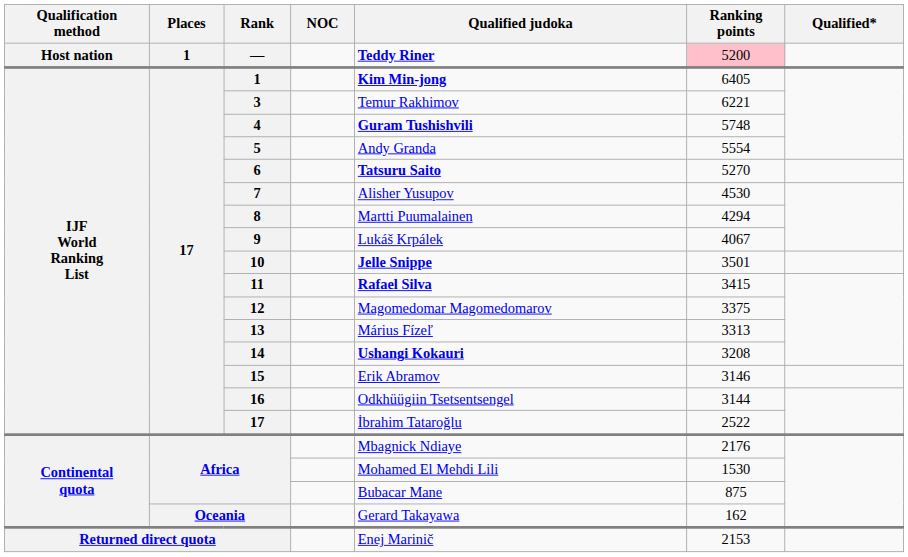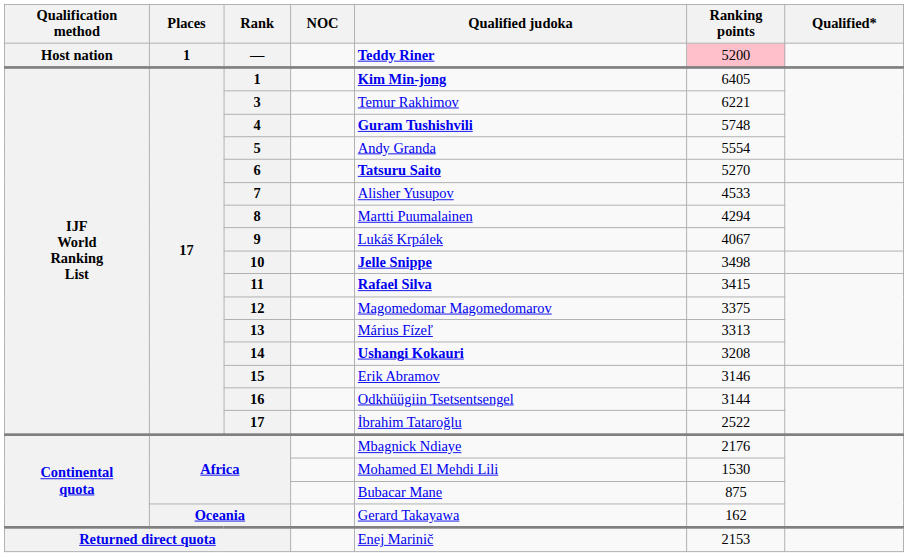(736, 193) 4530 -> (736, 193) 4533
(736, 262) 3501 -> (736, 262) 3498
